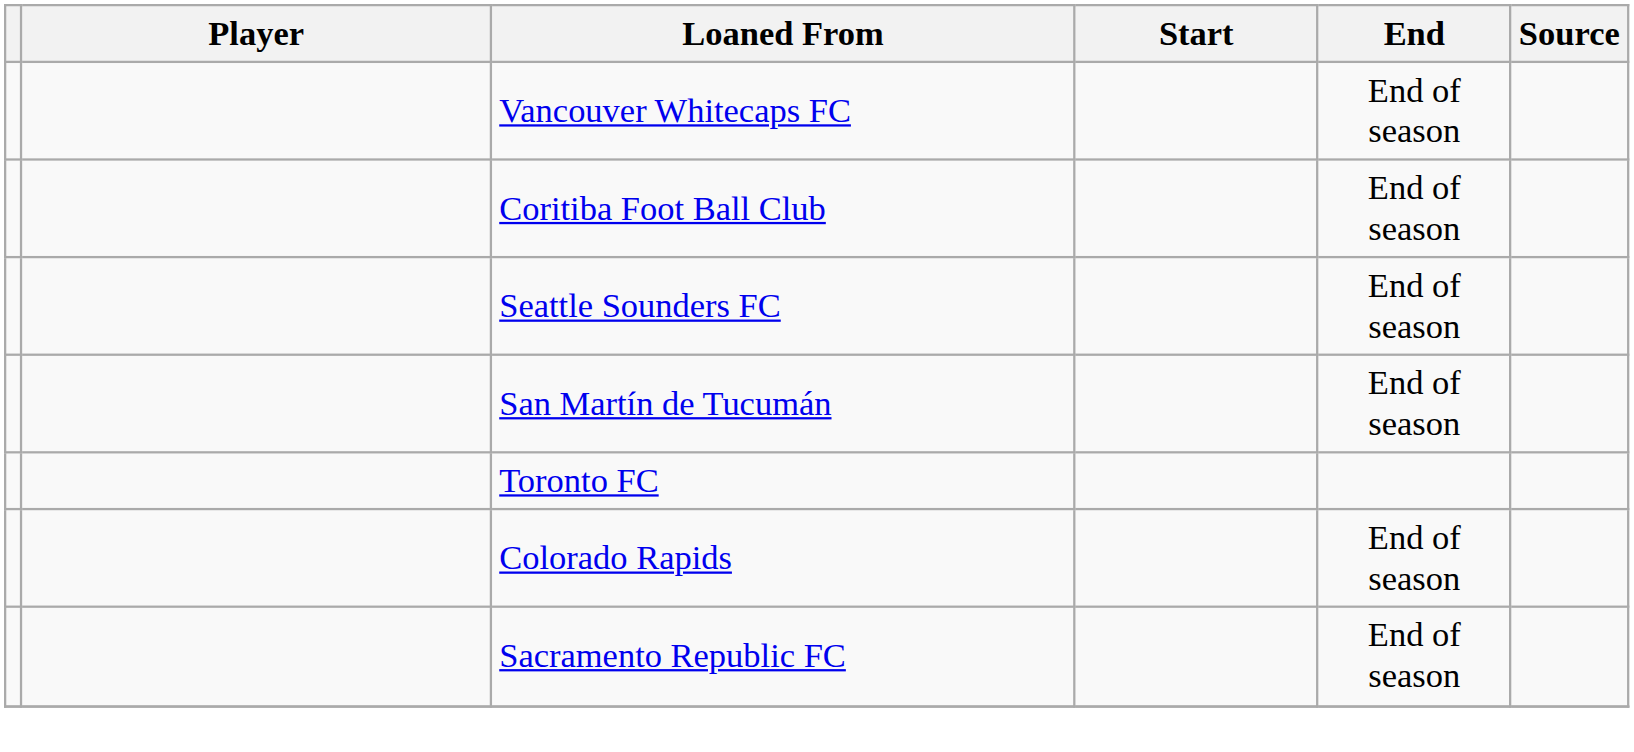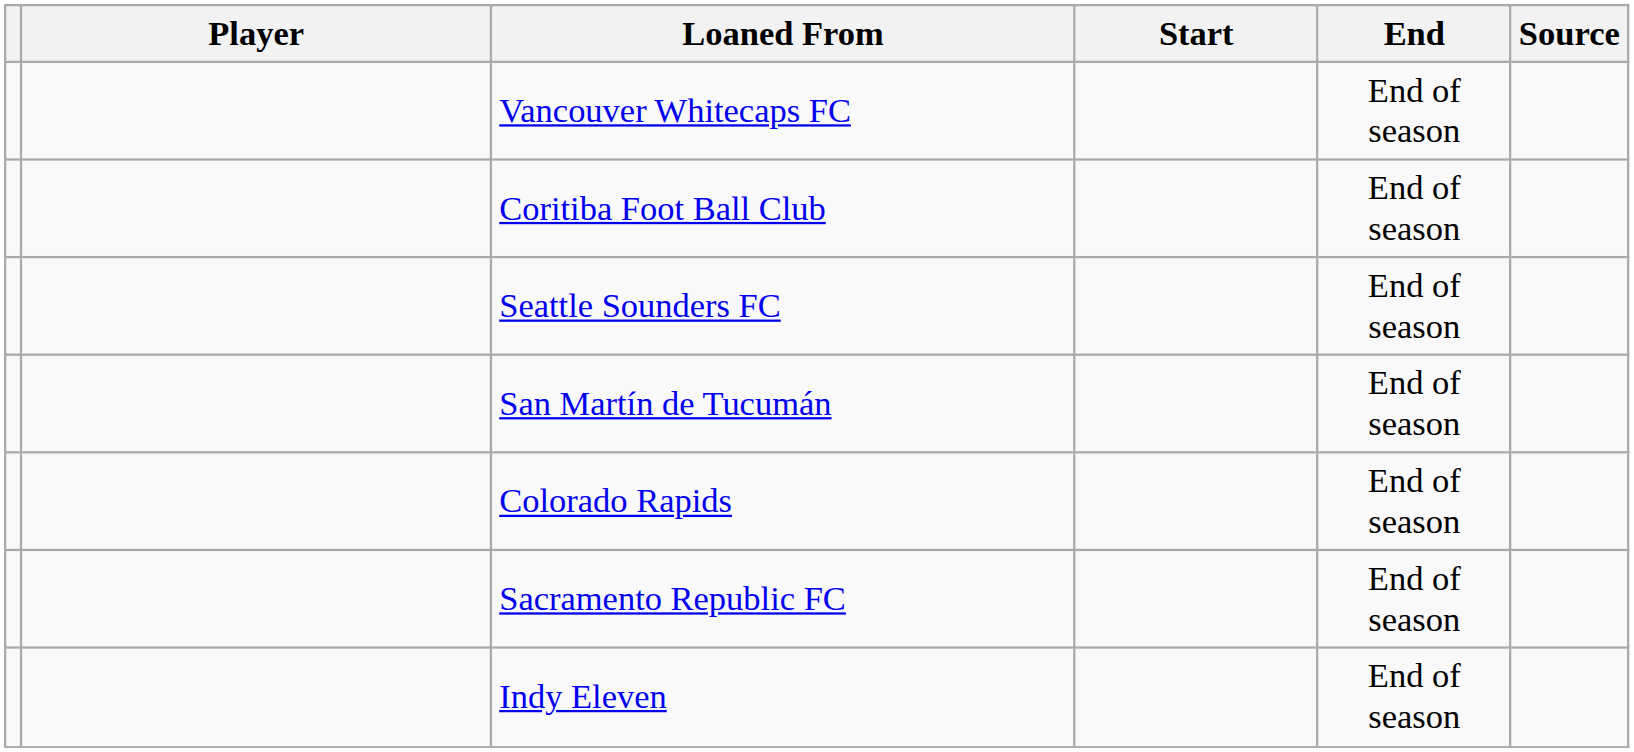- row: (579, 481)
+ row: (583, 696)
